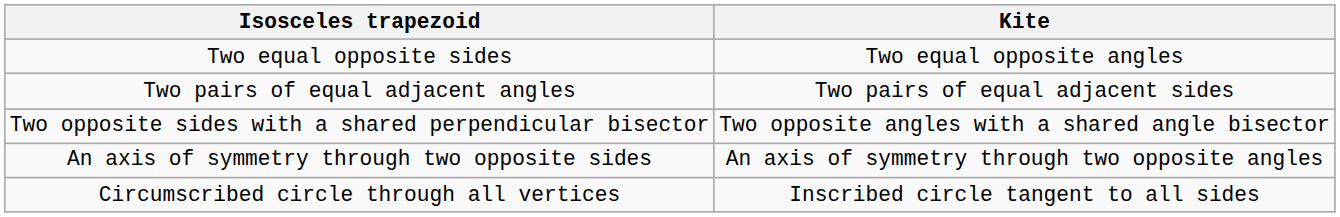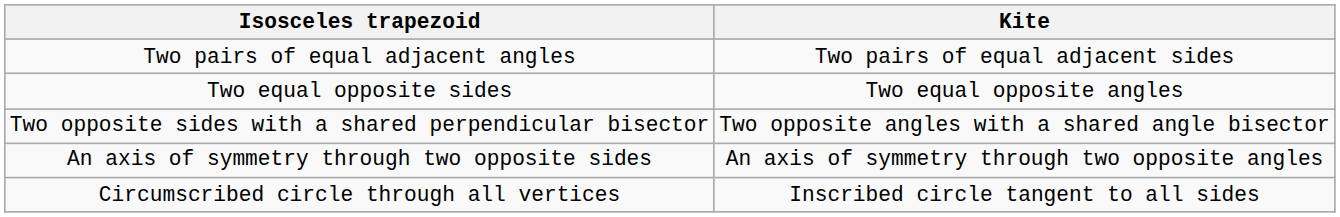rows swapped: (360, 91) <-> (360, 57)
